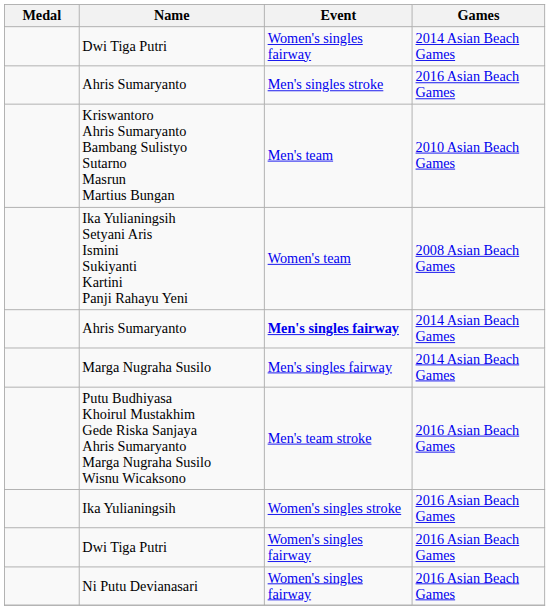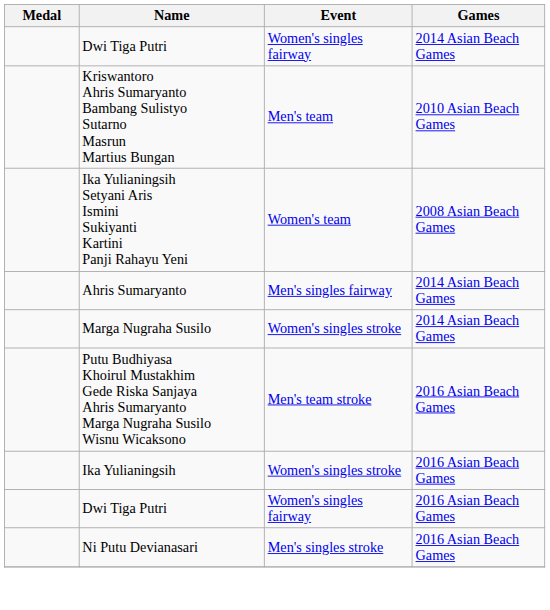- row: (134, 84)
(333, 328) bold -> (330, 290) normal
(330, 367) Men's singles fairway -> (334, 328) Women's singles stroke
(315, 586) Women's singles fairway -> (325, 547) Men's singles stroke
